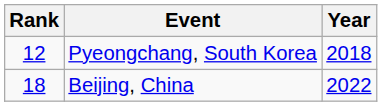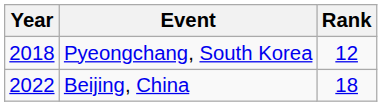columns swapped: (349, 20) <-> (34, 20)
